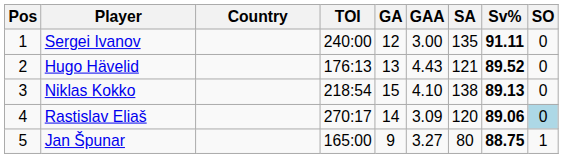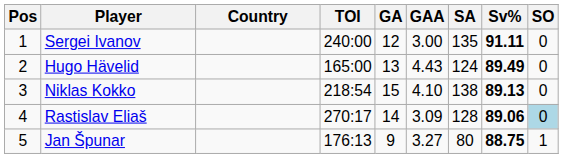(348, 66) 176:13 -> (348, 66) 165:00
(465, 66) 121 -> (465, 66) 124
(505, 66) 89.52 -> (505, 66) 89.49
(465, 116) 120 -> (465, 116) 128
(348, 141) 165:00 -> (348, 141) 176:13
